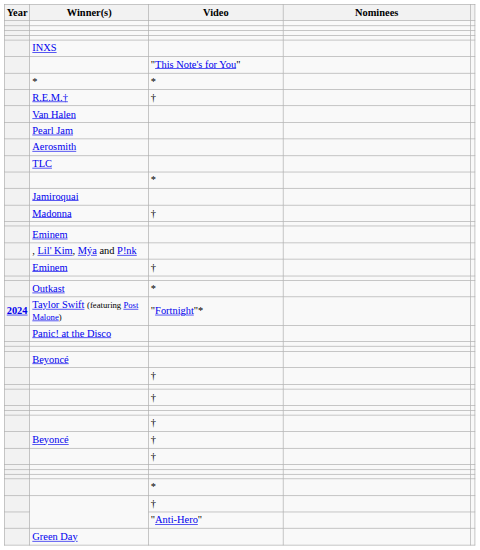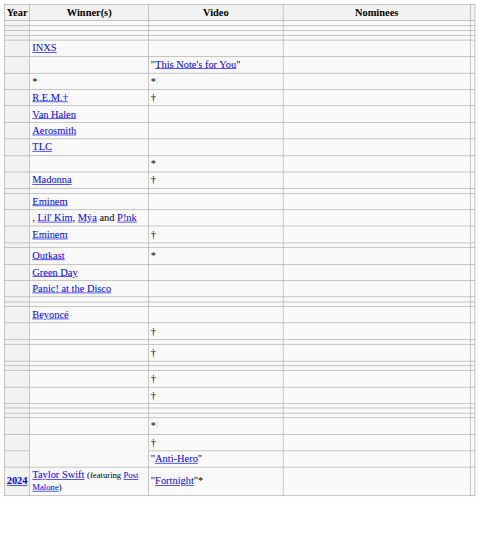- row: (53, 130)
- row: (55, 196)
rows swapped: (55, 536) <-> (85, 311)
- row: (51, 440)
